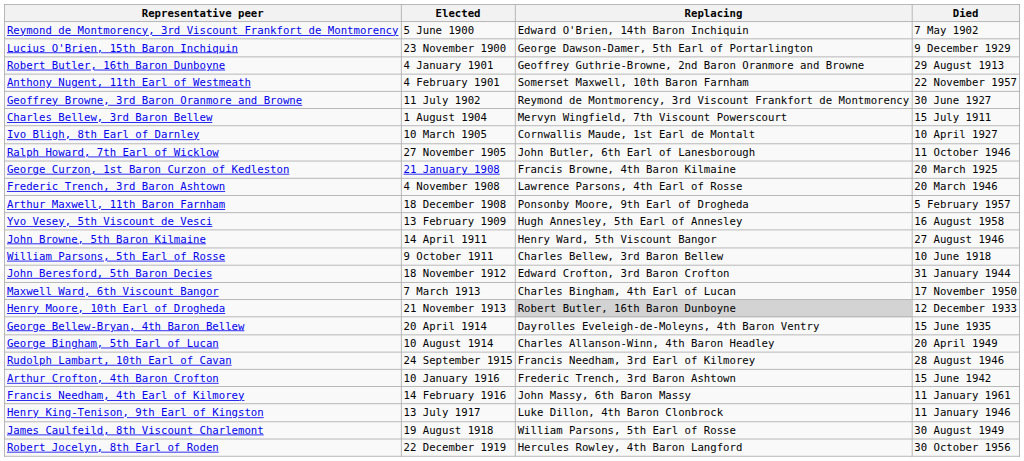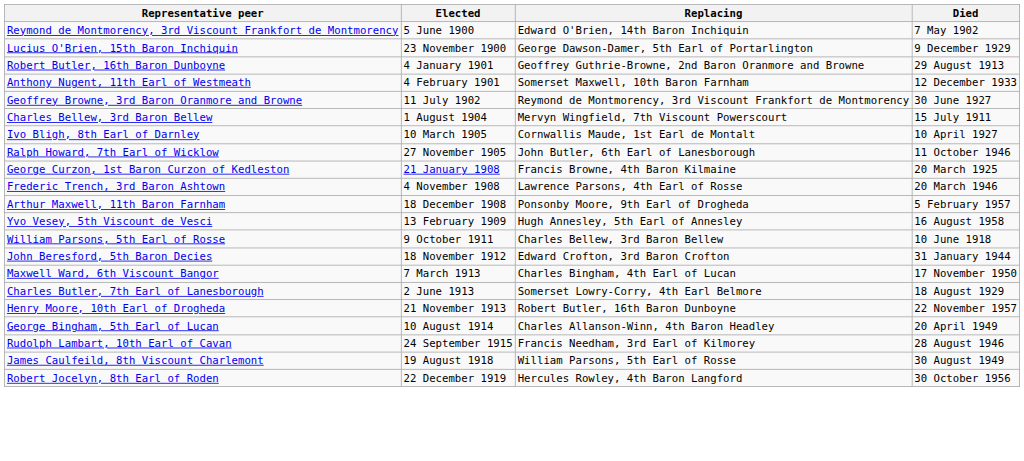(966, 83) 22 November 1957 -> (966, 83) 12 December 1933
- row: (106, 239)
+ row: (135, 291)
(627, 308) lightgrey background -> (627, 308) no background
(966, 308) 12 December 1933 -> (966, 308) 22 November 1957
- row: (126, 326)
- row: (113, 378)
- row: (126, 395)
- row: (135, 413)
